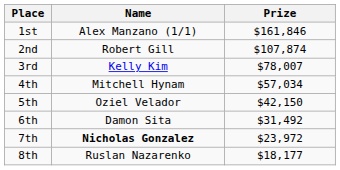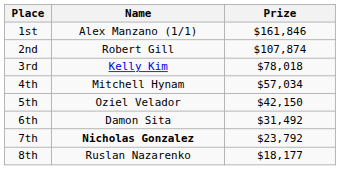(280, 67) $78,007 -> (280, 67) $78,018
(280, 138) $23,972 -> (280, 138) $23,792
